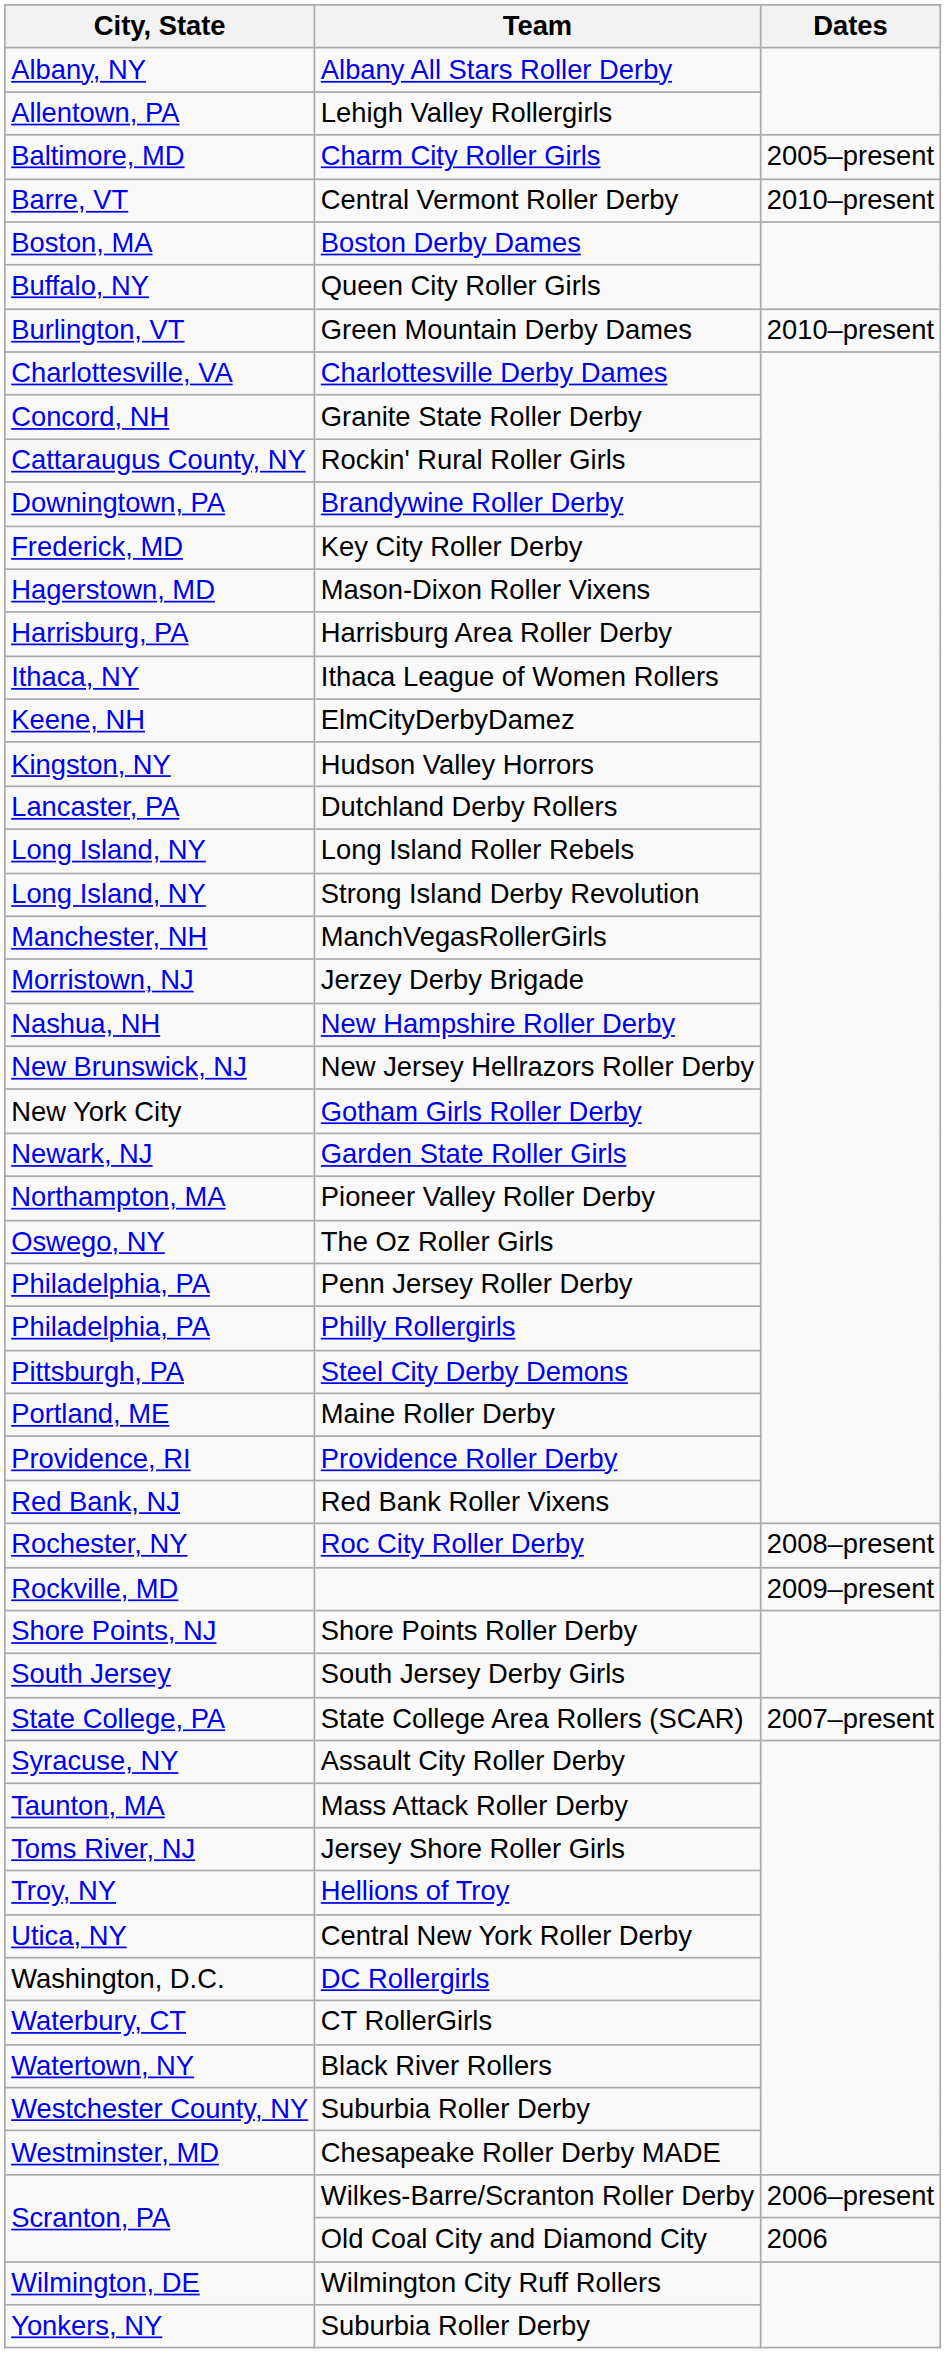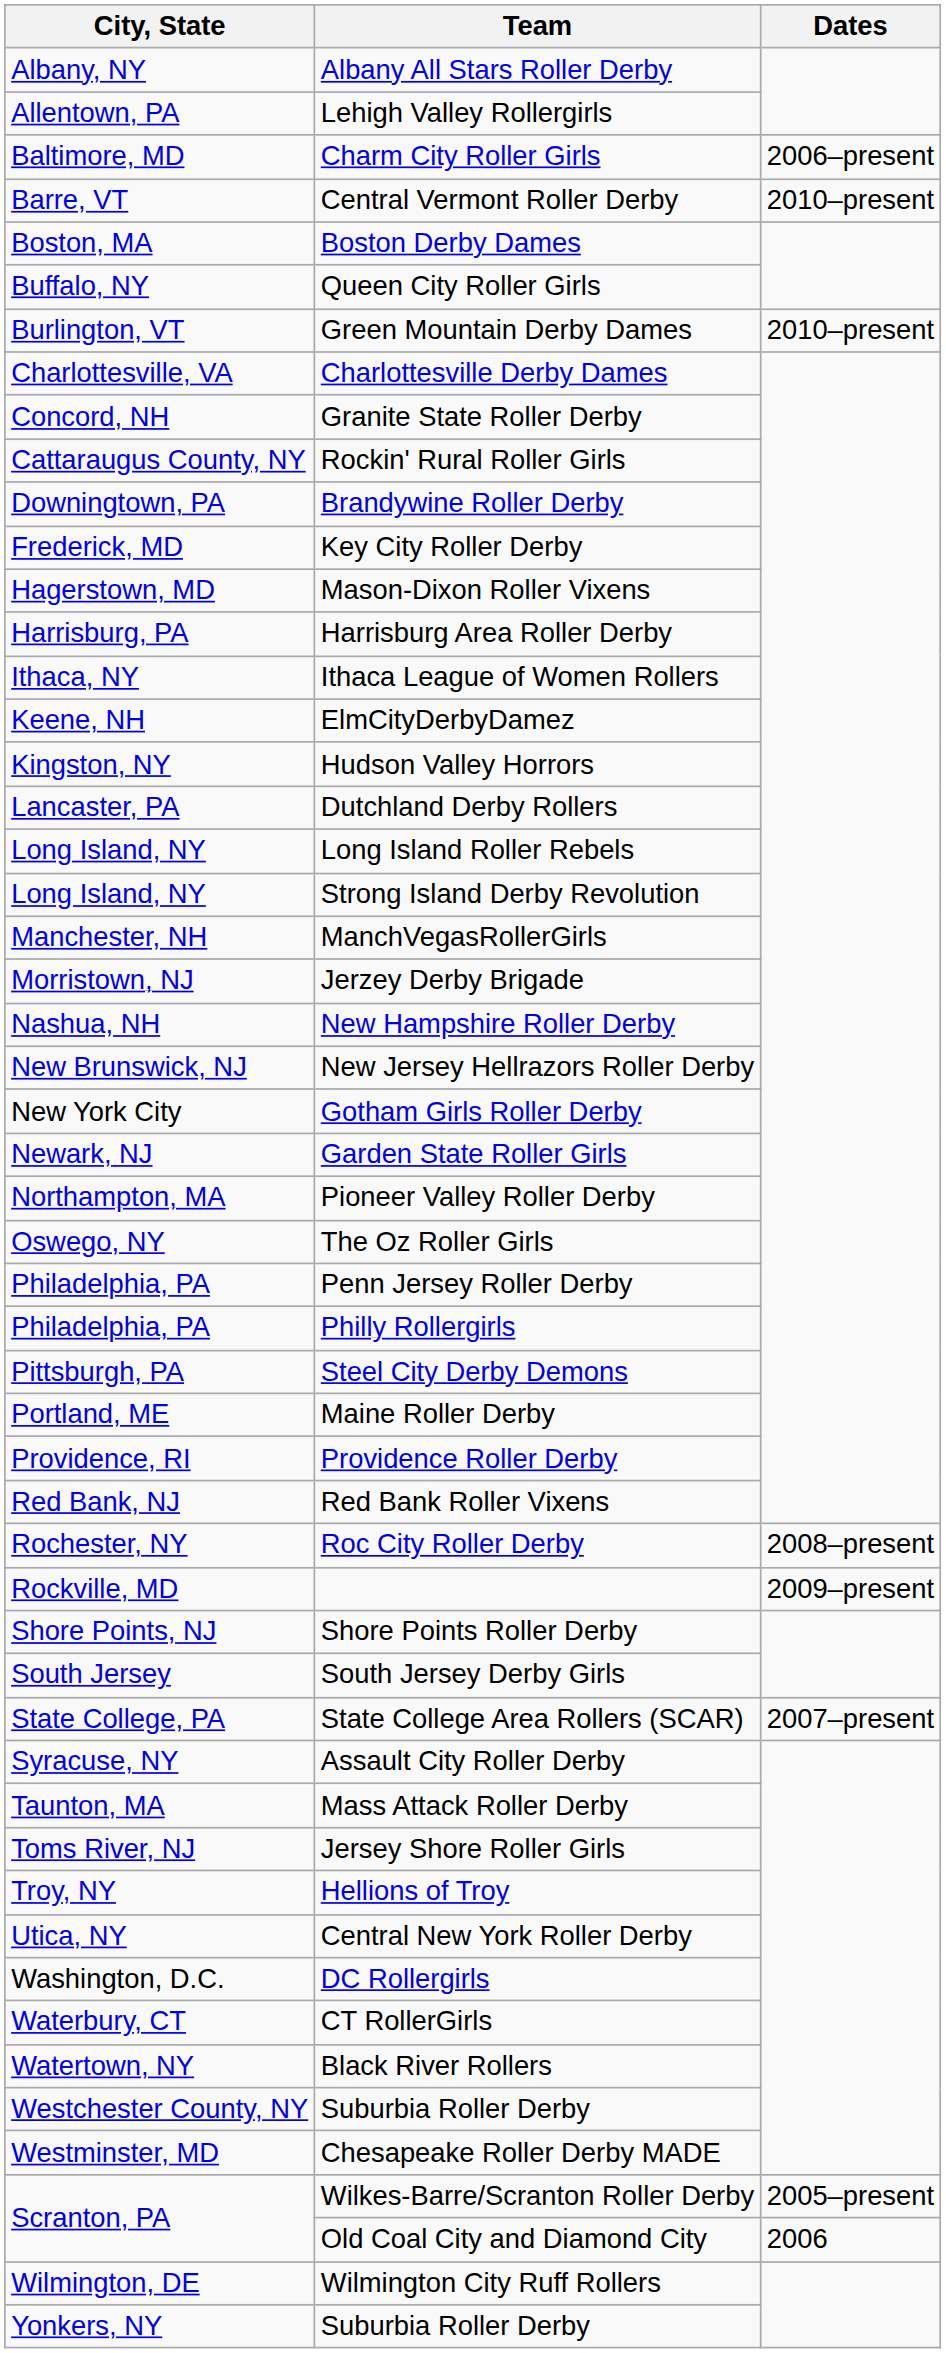(850, 156) 2005–present -> (850, 156) 2006–present
(850, 2195) 2006–present -> (850, 2195) 2005–present
